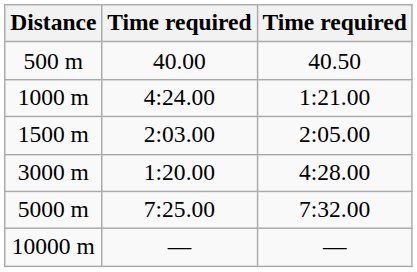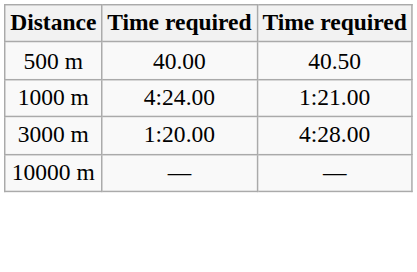- row: (53, 135)
- row: (53, 209)
